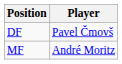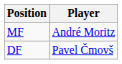rows swapped: (14, 31) <-> (15, 50)
